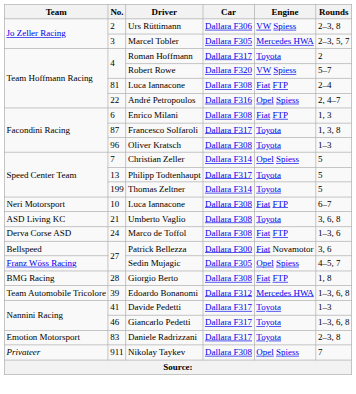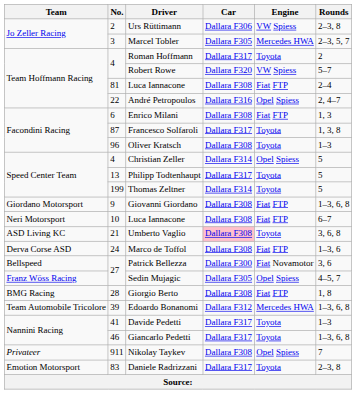(113, 159) 7 -> (113, 159) 4
+ row: (45, 204)
(228, 218) no background -> (228, 233) pink background
rows swapped: (43, 337) <-> (23, 352)
